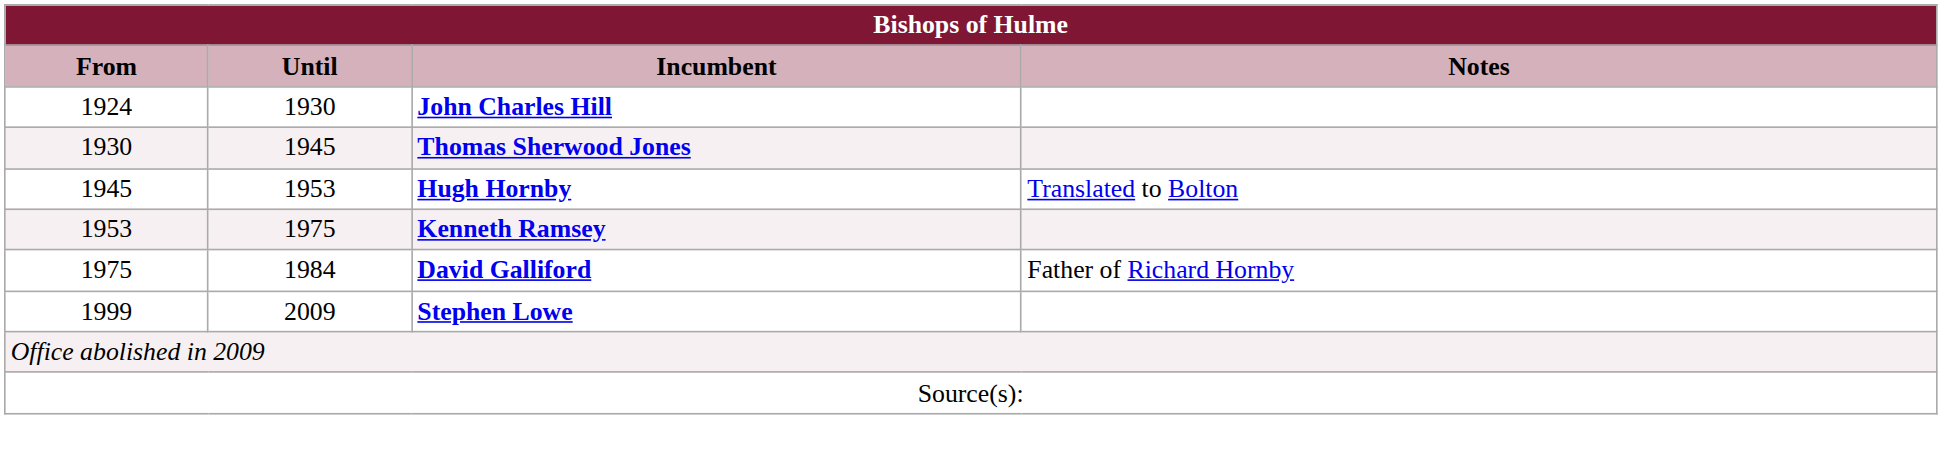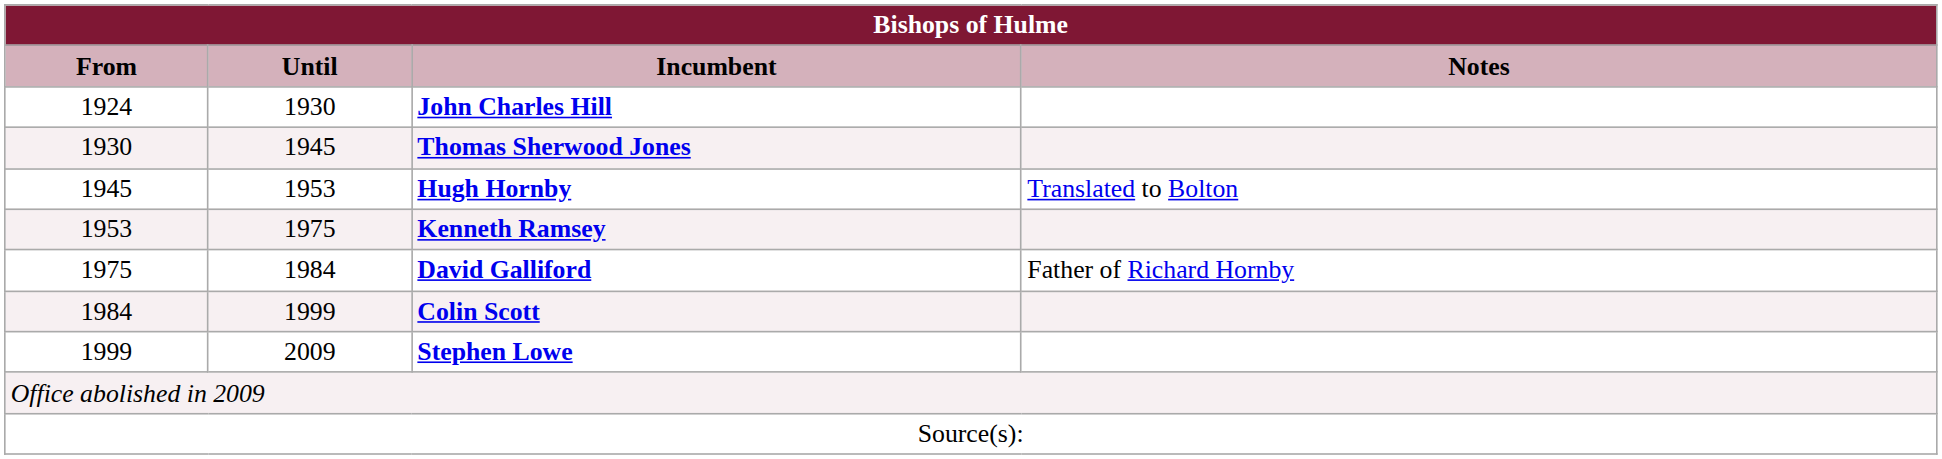+ row: (479, 310)
